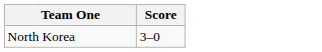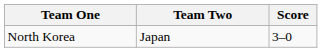+ column: (203, 15)
